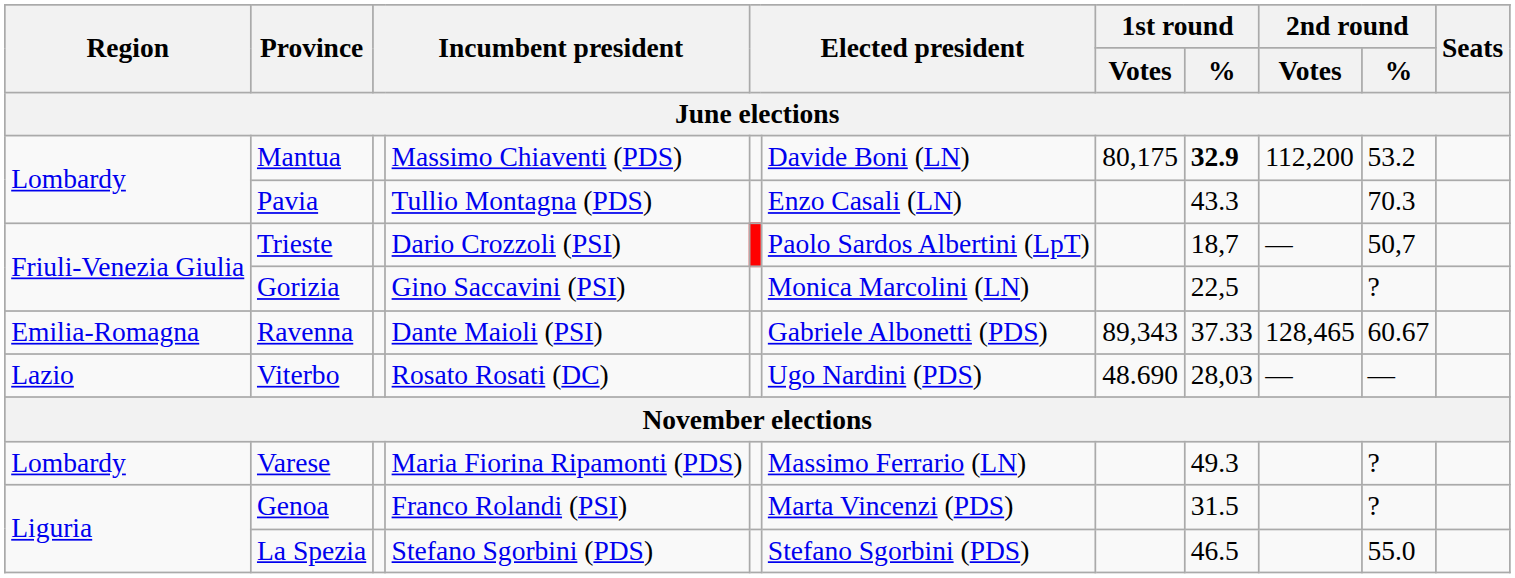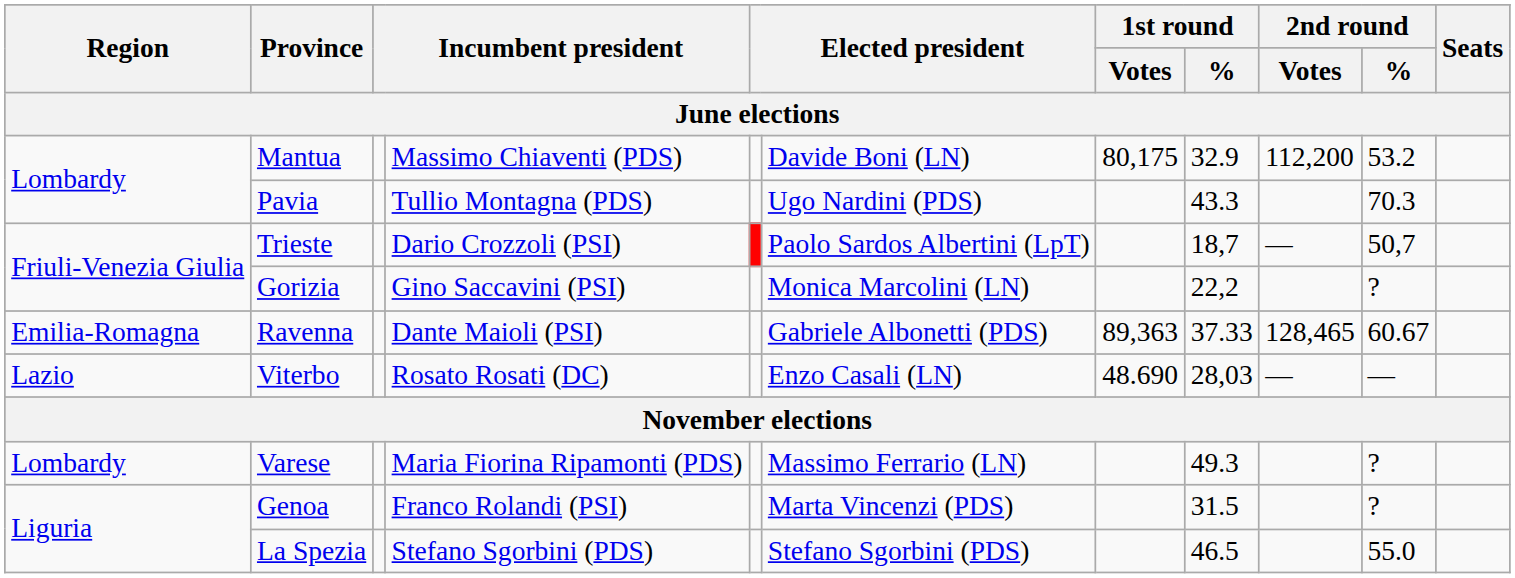(1215, 157) bold -> (1215, 157) normal
(865, 200) Enzo Casali (LN) -> (875, 200) Ugo Nardini (PDS)
(1215, 288) 22,5 -> (1215, 288) 22,2
(1140, 331) 89,343 -> (1140, 331) 89,363
(875, 375) Ugo Nardini (PDS) -> (865, 375) Enzo Casali (LN)
